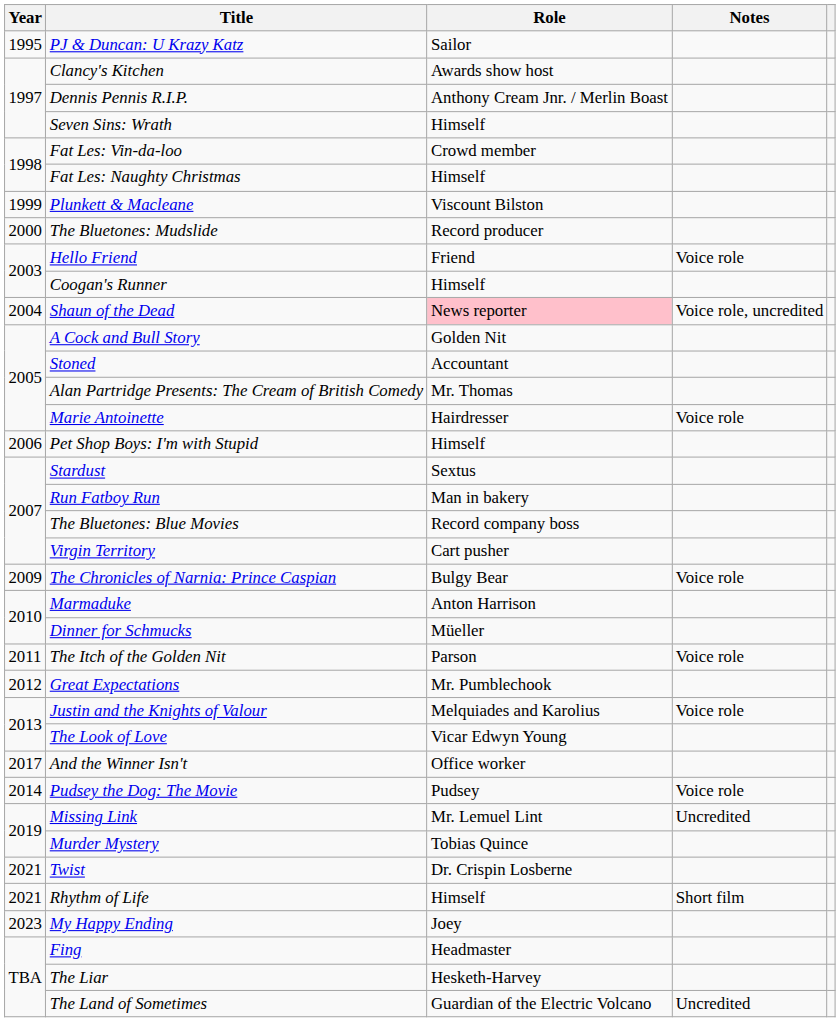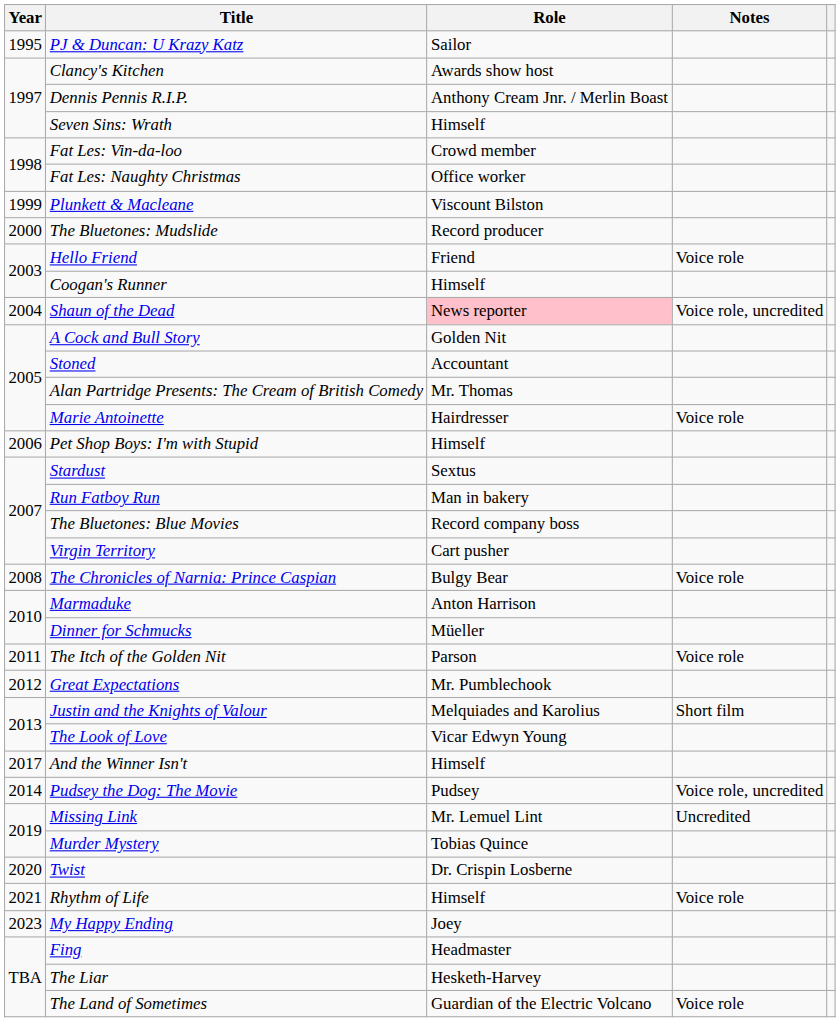(458, 177) Himself -> (478, 177) Office worker
(25, 577) 2009 -> (25, 577) 2008
(710, 710) Voice role -> (710, 710) Short film
(478, 763) Office worker -> (458, 763) Himself
(710, 790) Voice role -> (750, 790) Voice role, uncredited
(25, 870) 2021 -> (25, 870) 2020
(710, 897) Short film -> (710, 897) Voice role
(713, 1003) Uncredited -> (710, 1003) Voice role
